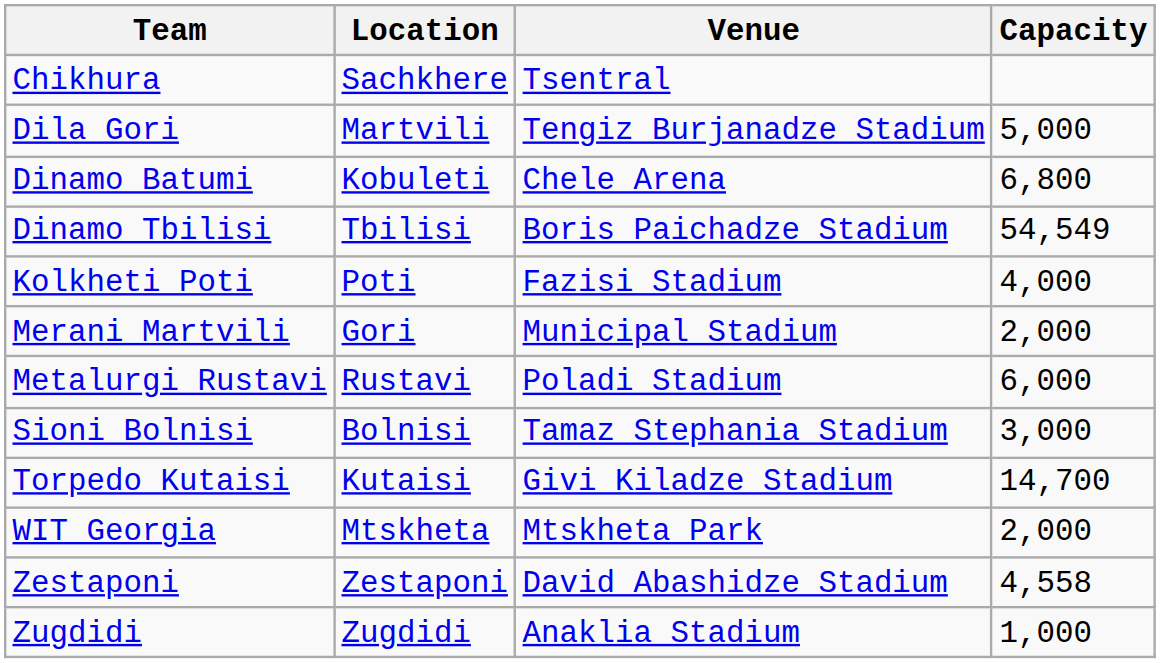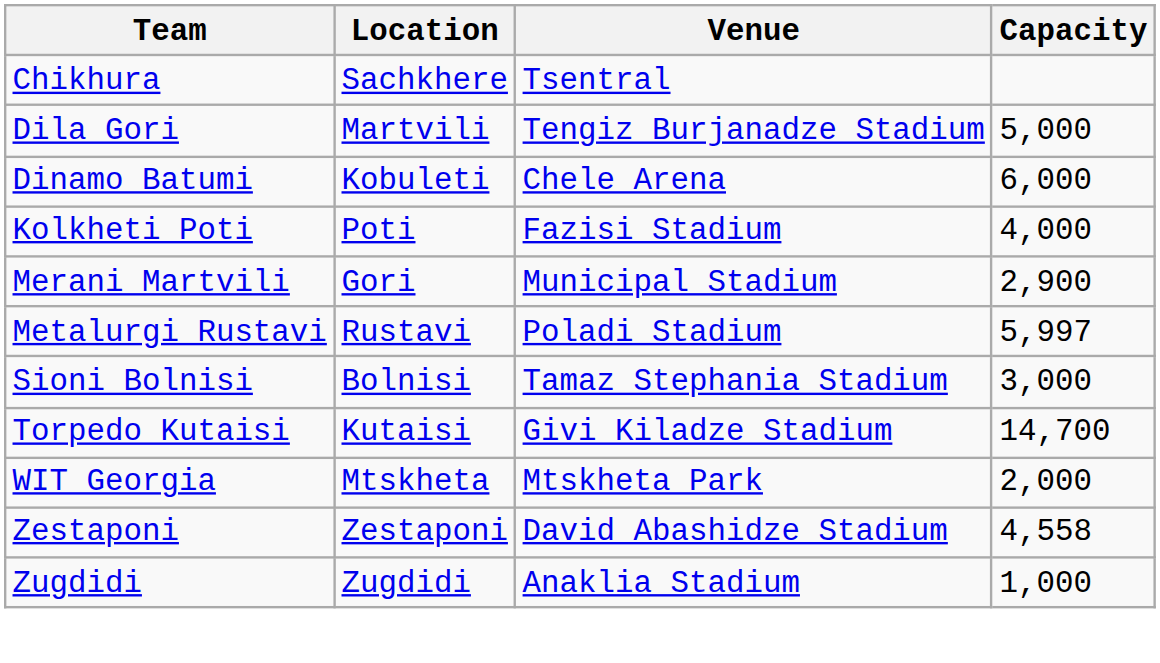(1046, 181) 6,800 -> (1046, 181) 6,000
- row: (142, 231)
(1046, 332) 2,000 -> (1046, 281) 2,900
(1046, 382) 6,000 -> (1046, 332) 5,997
